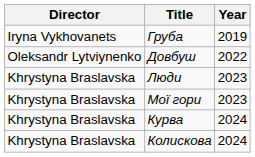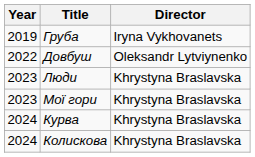columns swapped: (232, 15) <-> (74, 15)
